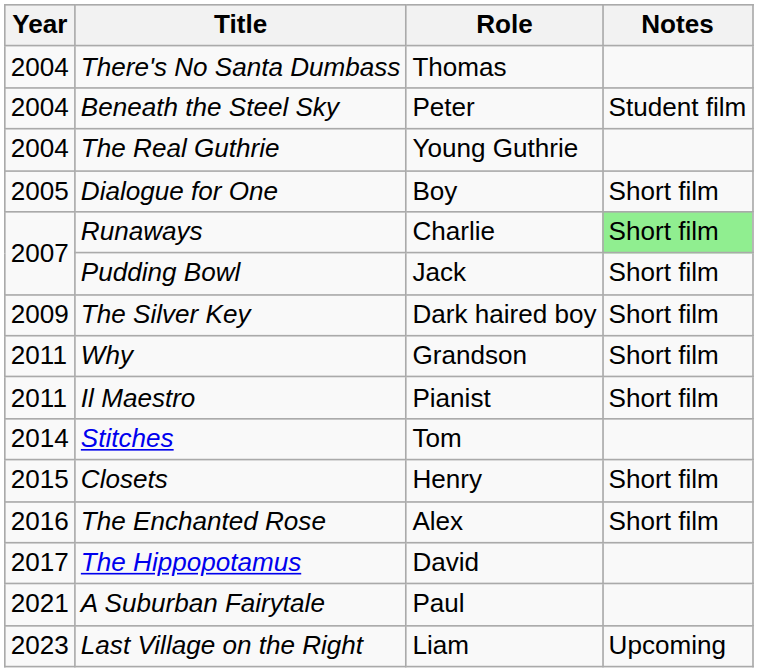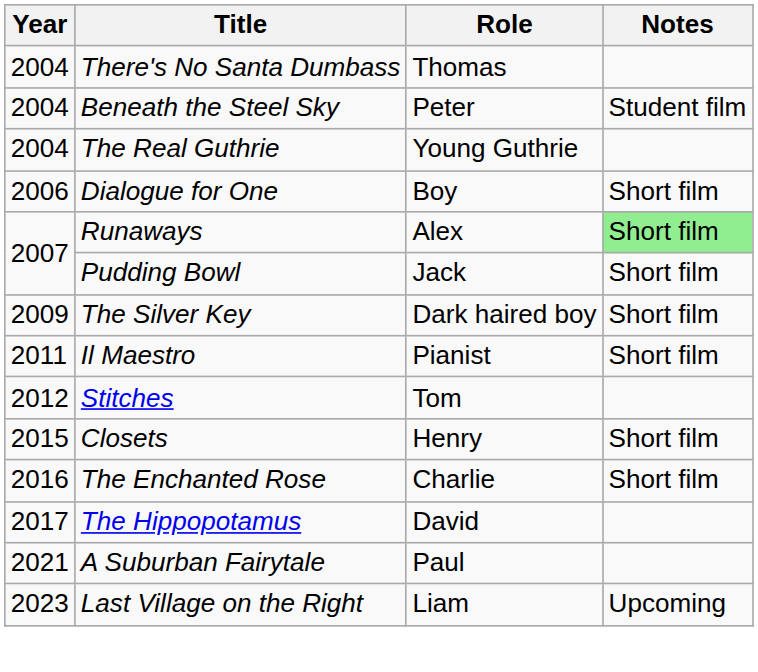(40, 190) 2005 -> (40, 190) 2006
(454, 231) Charlie -> (438, 231) Alex
- row: (107, 356)
(40, 438) 2014 -> (40, 397) 2012
(438, 521) Alex -> (454, 480) Charlie
